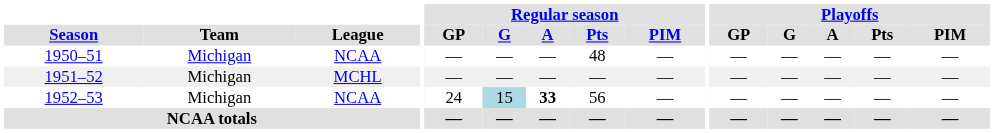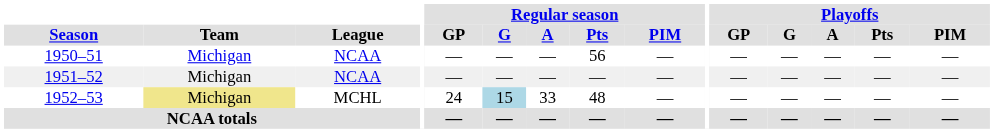(597, 55) 48 -> (597, 55) 56
(358, 76) MCHL -> (358, 76) NCAA
(219, 97) no background -> (219, 97) khaki background
(358, 97) NCAA -> (358, 97) MCHL
(548, 97) bold -> (548, 97) normal
(597, 97) 56 -> (597, 97) 48
